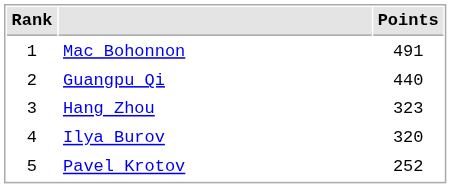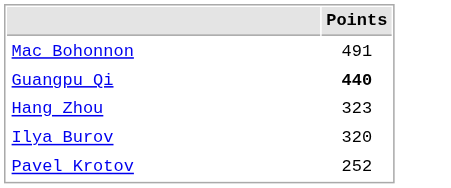- column: (32, 21)
(408, 80) normal -> (357, 80) bold
